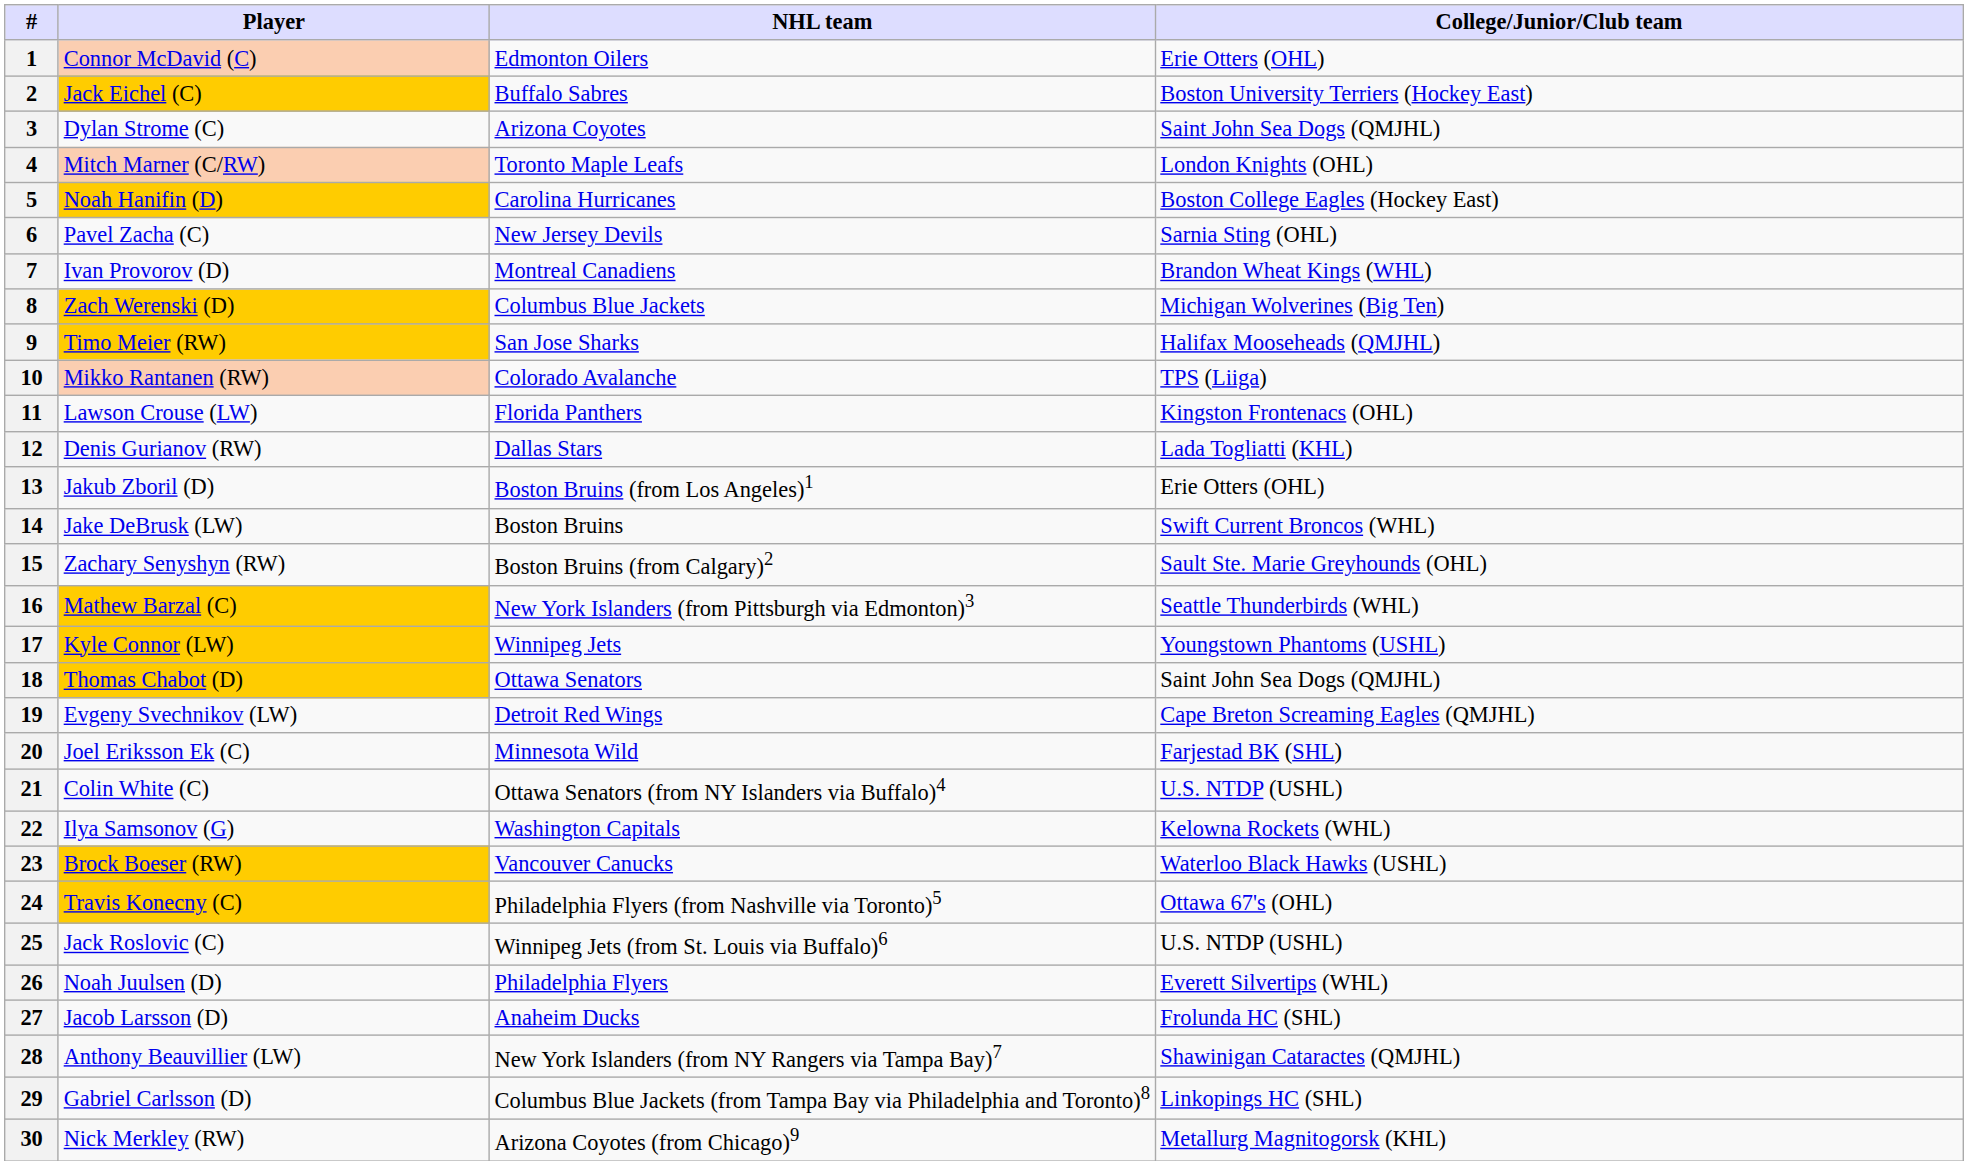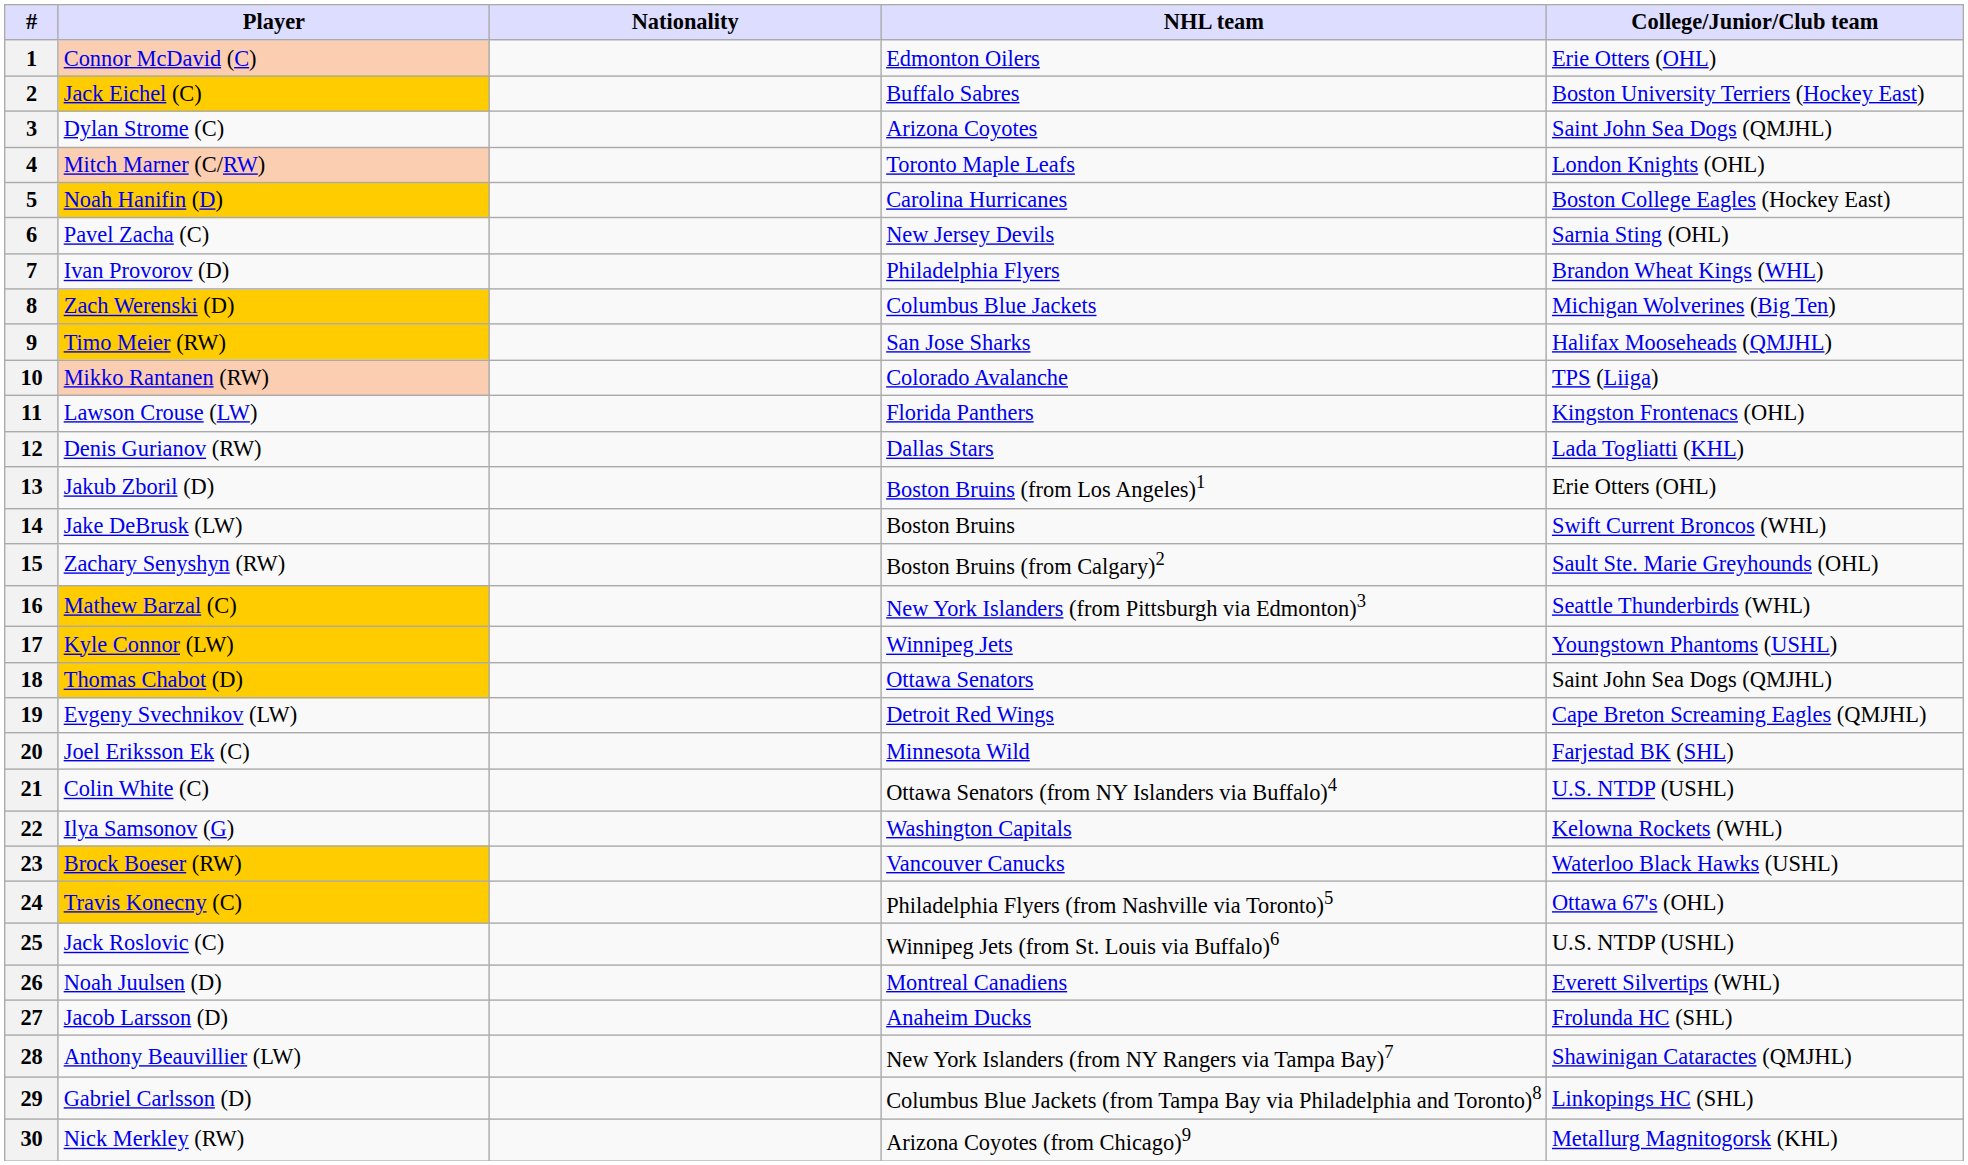+ column: (685, 22)
(585, 270) Montreal Canadiens -> (973, 270) Philadelphia Flyers
(581, 982) Philadelphia Flyers -> (977, 982) Montreal Canadiens
